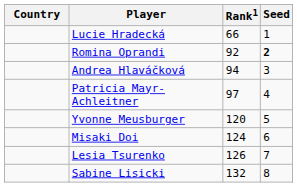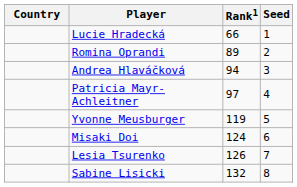(232, 52) 92 -> (232, 52) 89
(267, 52) bold -> (267, 52) normal
(236, 119) 120 -> (236, 119) 119
